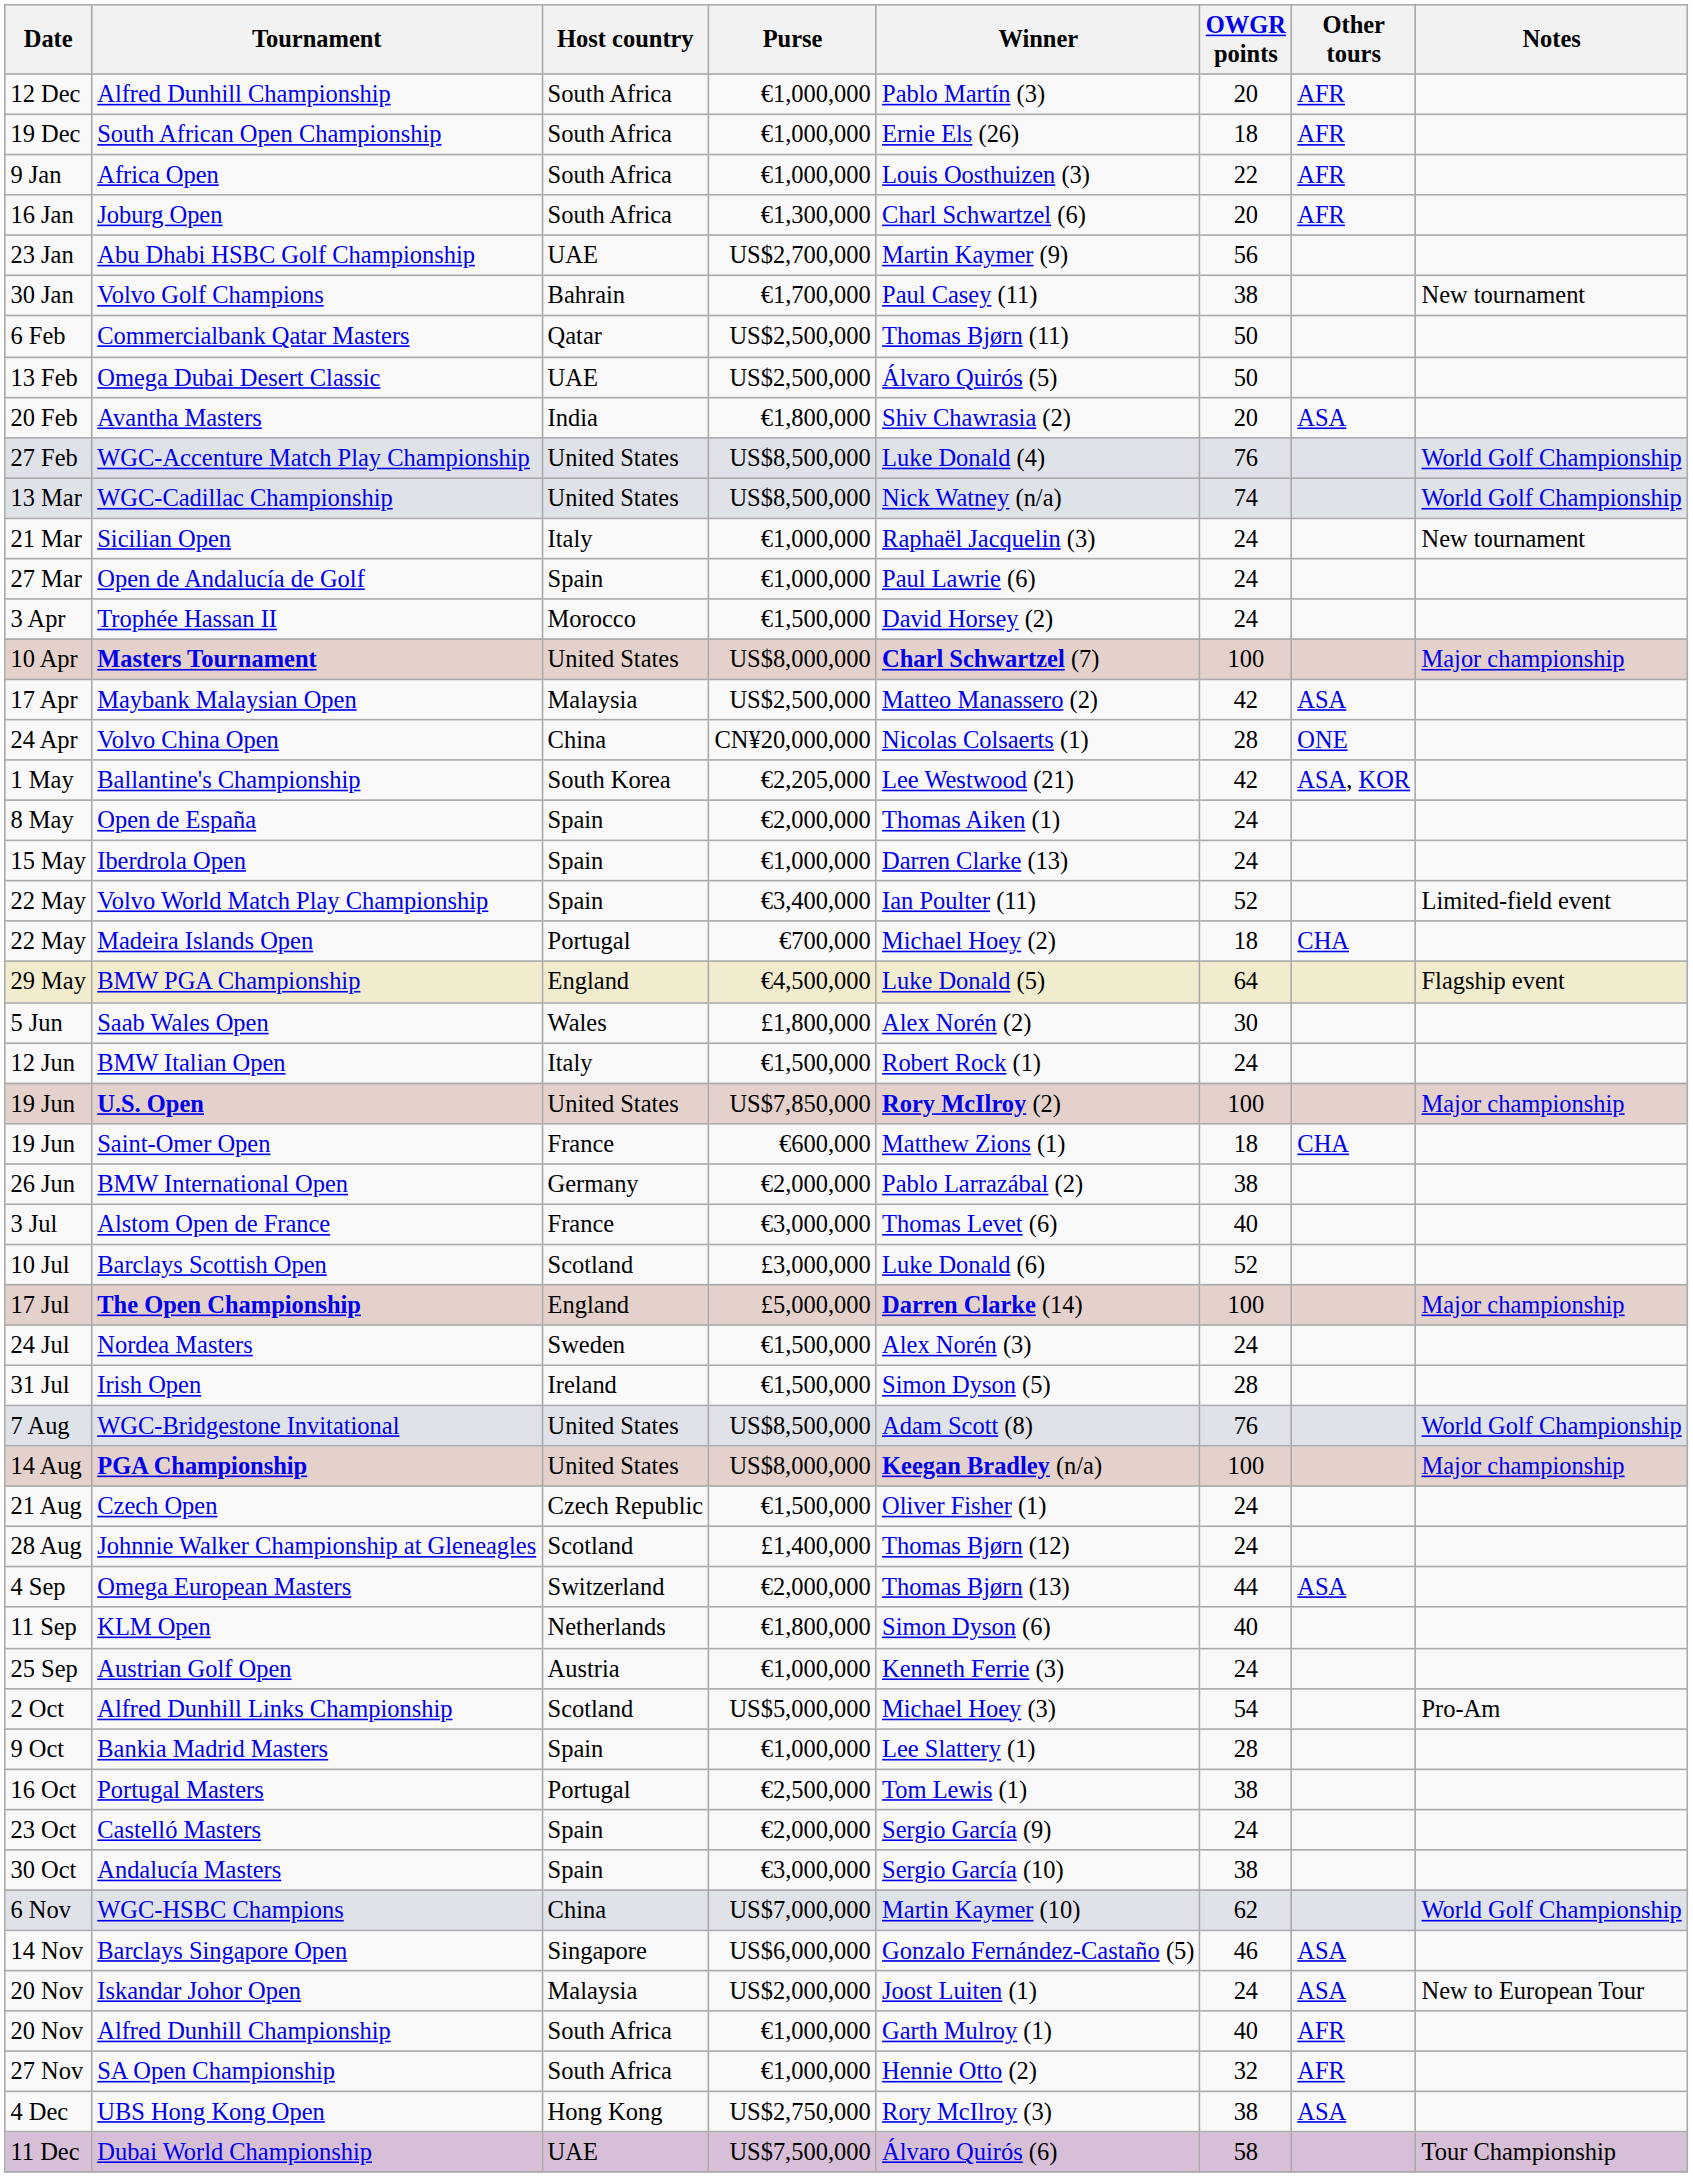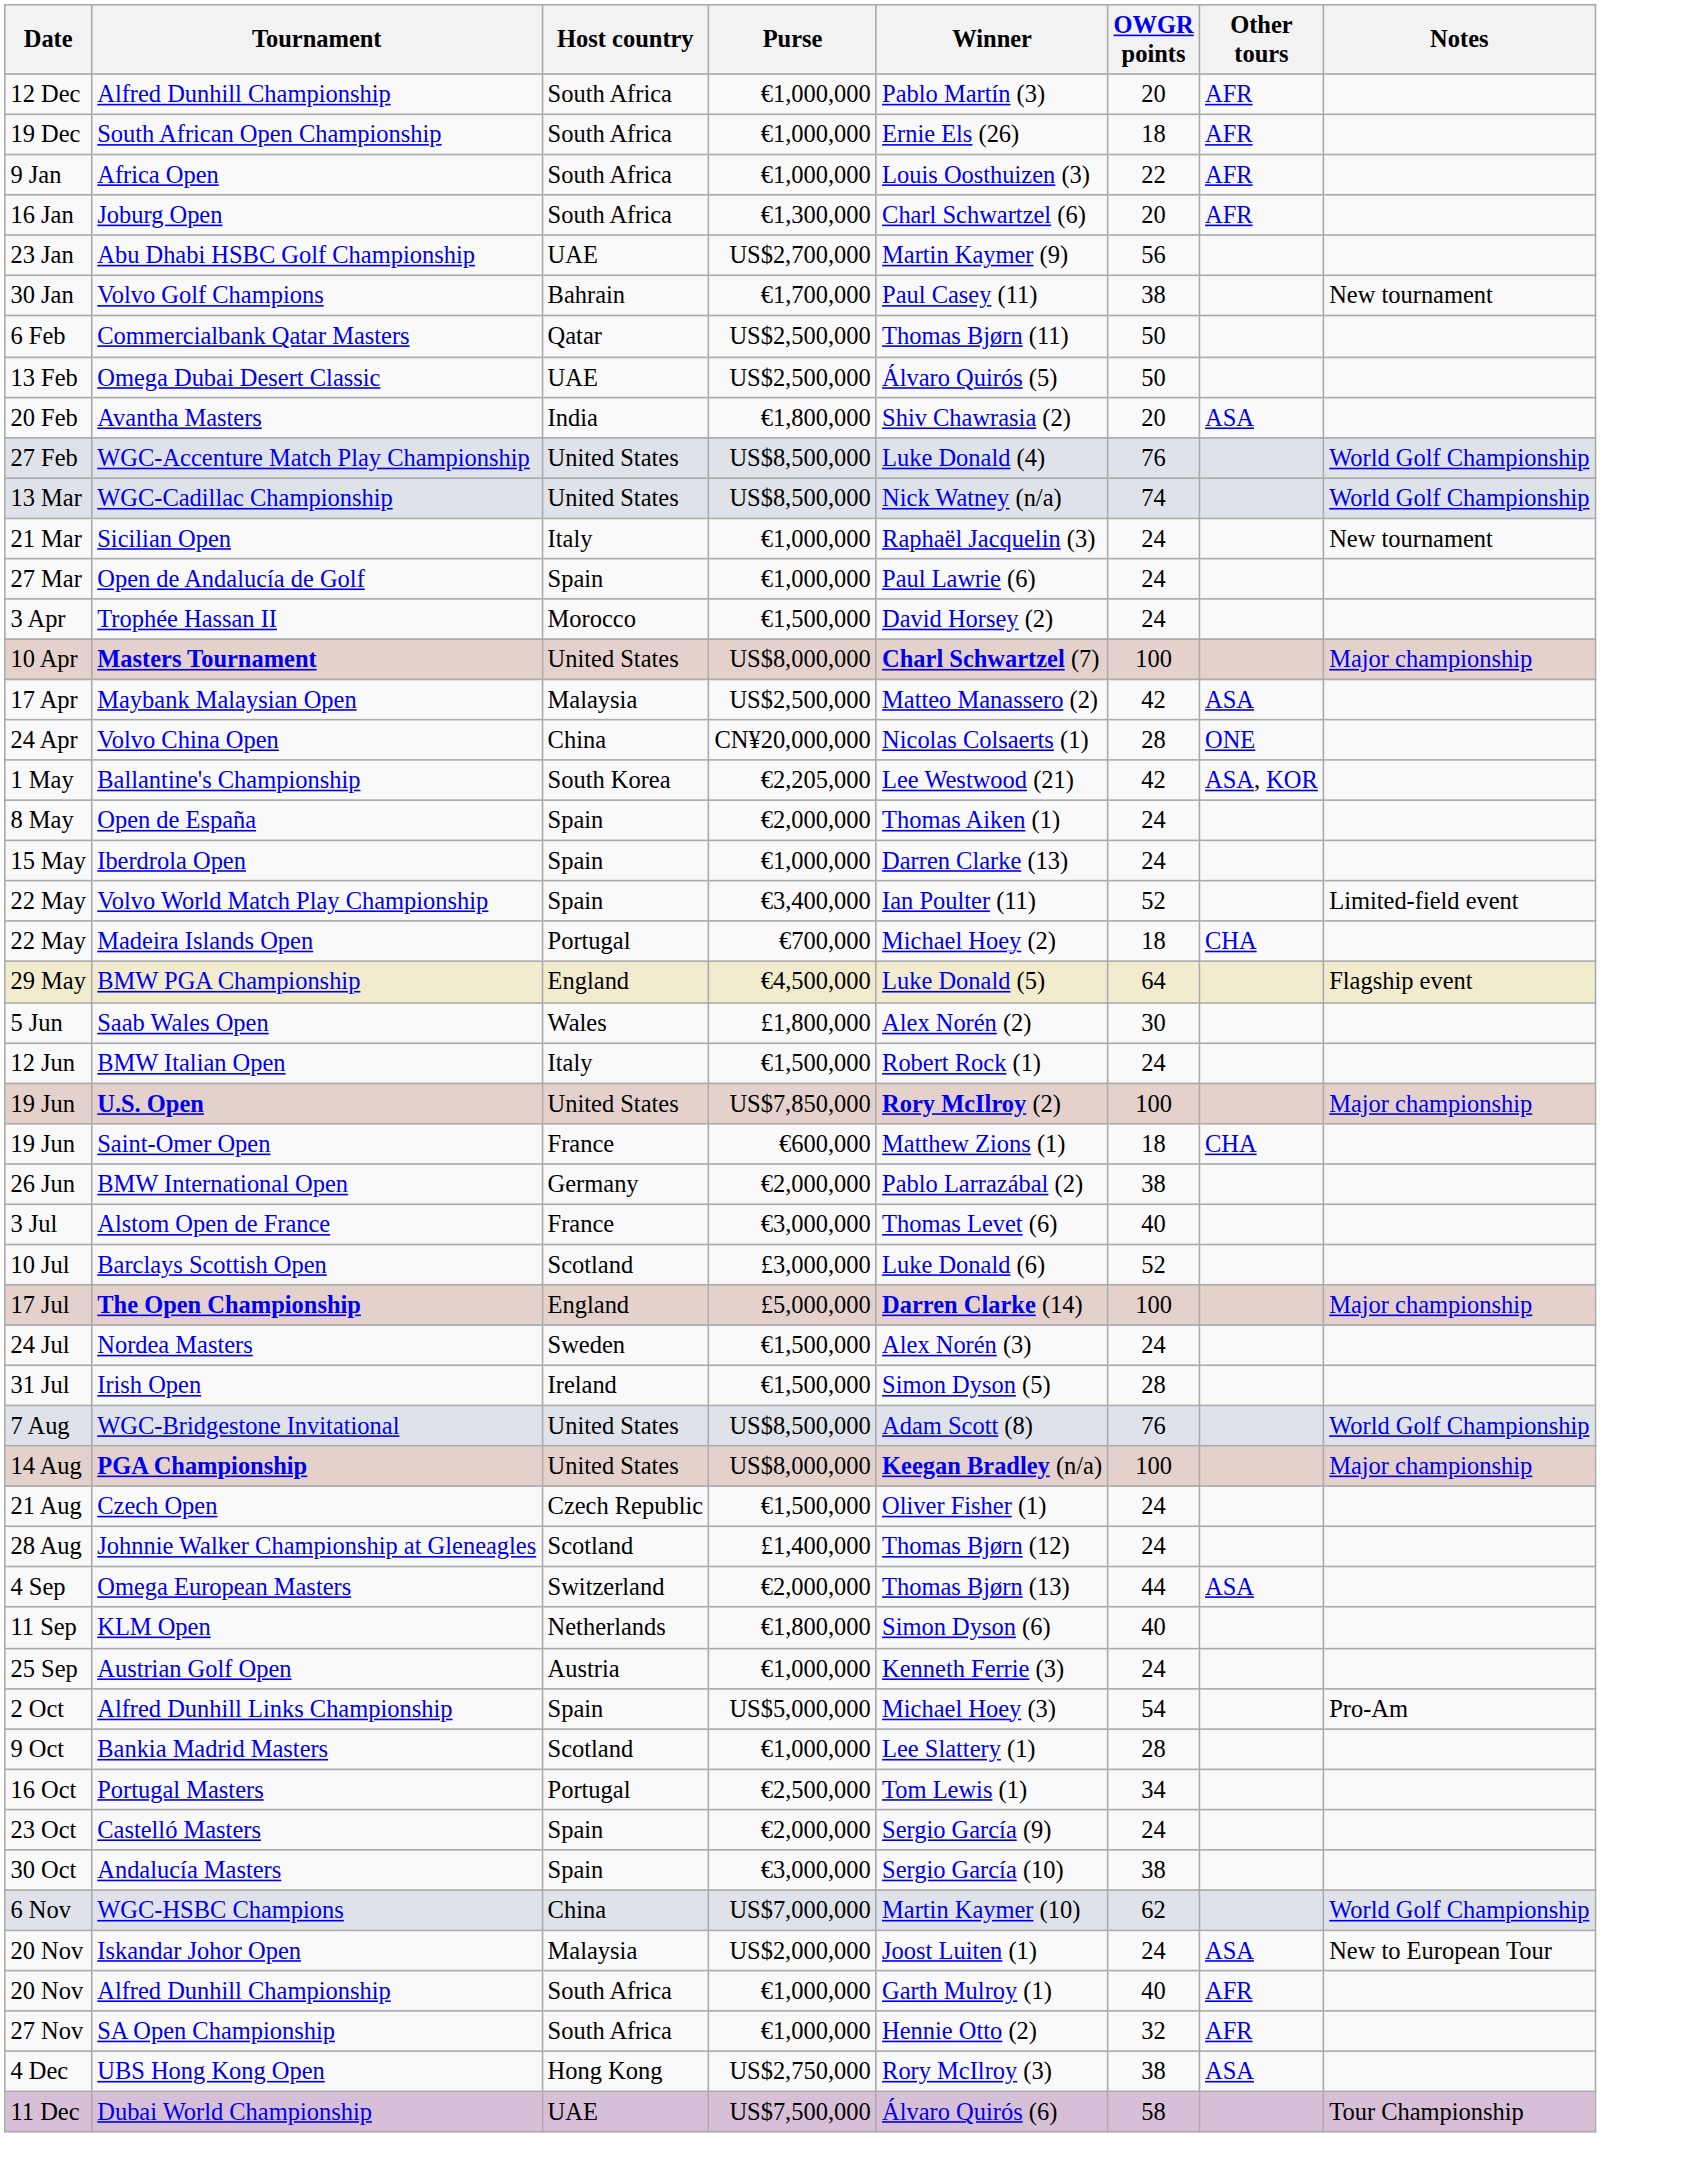(590, 1708) Scotland -> (575, 1708) Spain
(575, 1748) Spain -> (590, 1748) Scotland
(1246, 1788) 38 -> (1154, 1788) 34
- row: (47, 1950)
